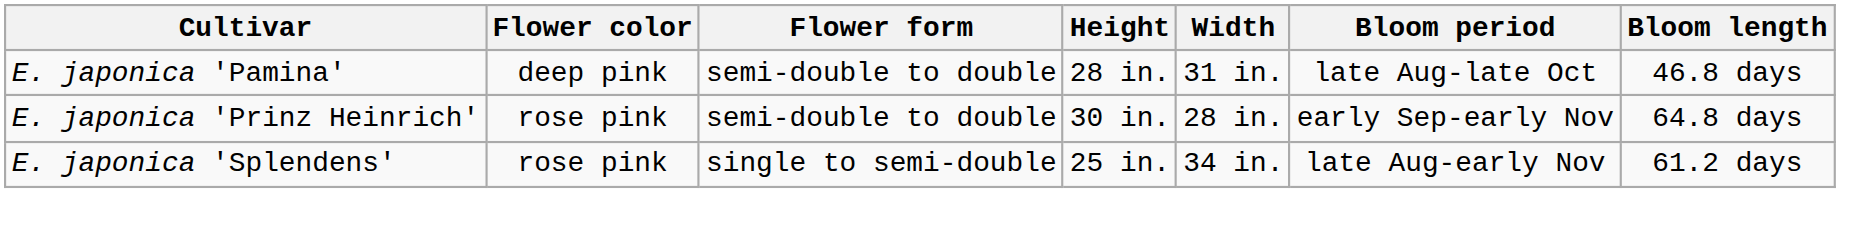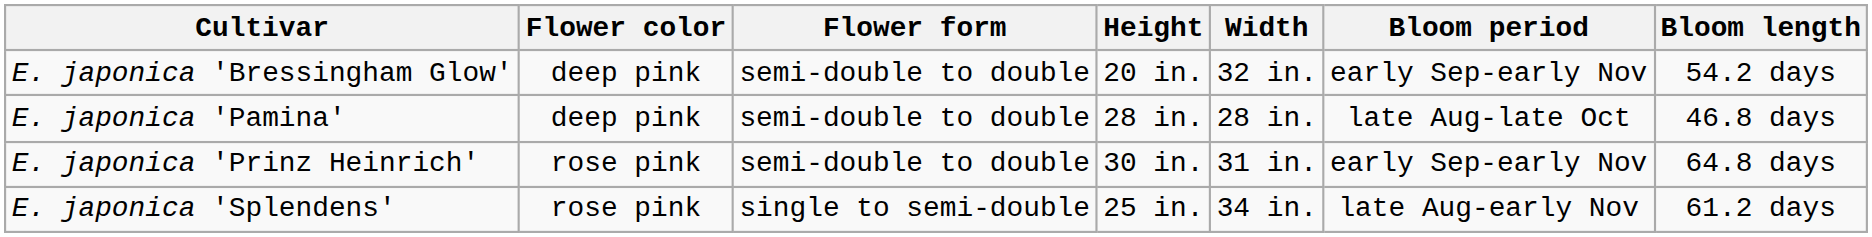+ row: (262, 73)
(1233, 73) 31 in. -> (1267, 118) 28 in.
(1233, 118) 28 in. -> (1267, 164) 31 in.
